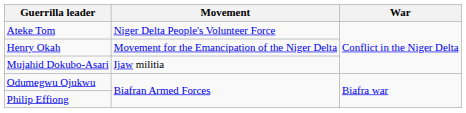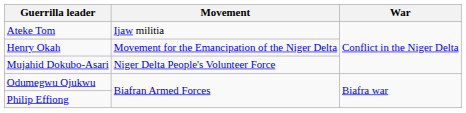(195, 30) Niger Delta People's Volunteer Force -> (139, 30) Ijaw militia
(139, 64) Ijaw militia -> (195, 64) Niger Delta People's Volunteer Force
